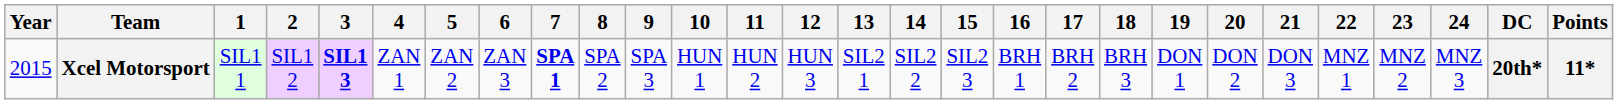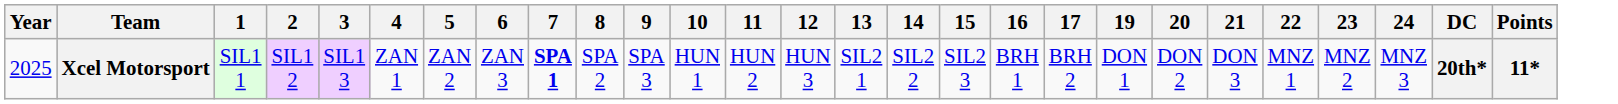- column: (1126, 21)
(31, 68) 2015 -> (31, 68) 2025
(345, 68) bold -> (344, 68) normal
